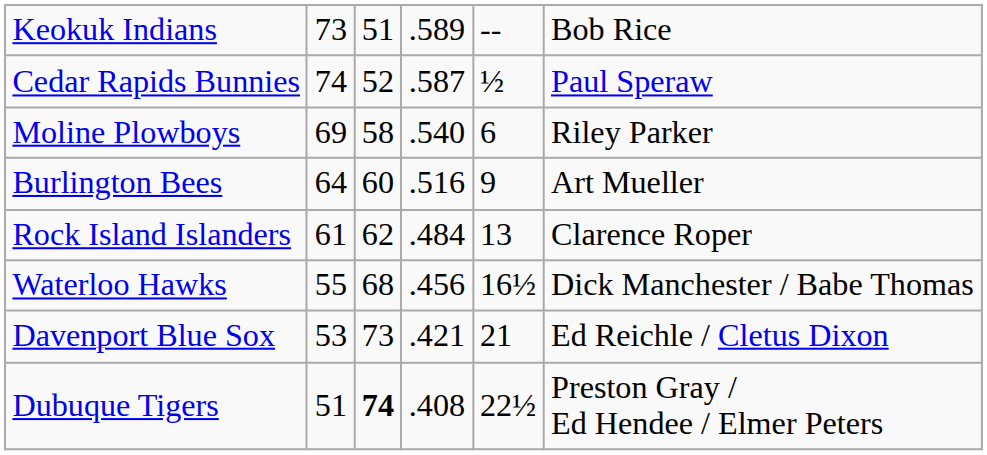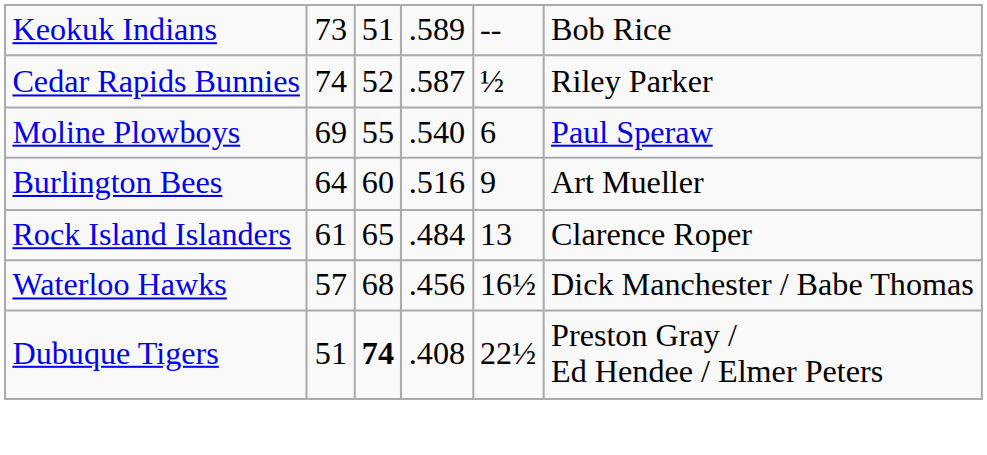(632, 81) Paul Speraw -> (632, 81) Riley Parker
(378, 132) 58 -> (378, 132) 55
(632, 132) Riley Parker -> (632, 132) Paul Speraw
(378, 234) 62 -> (378, 234) 65
(331, 285) 55 -> (331, 285) 57
- row: (144, 336)
